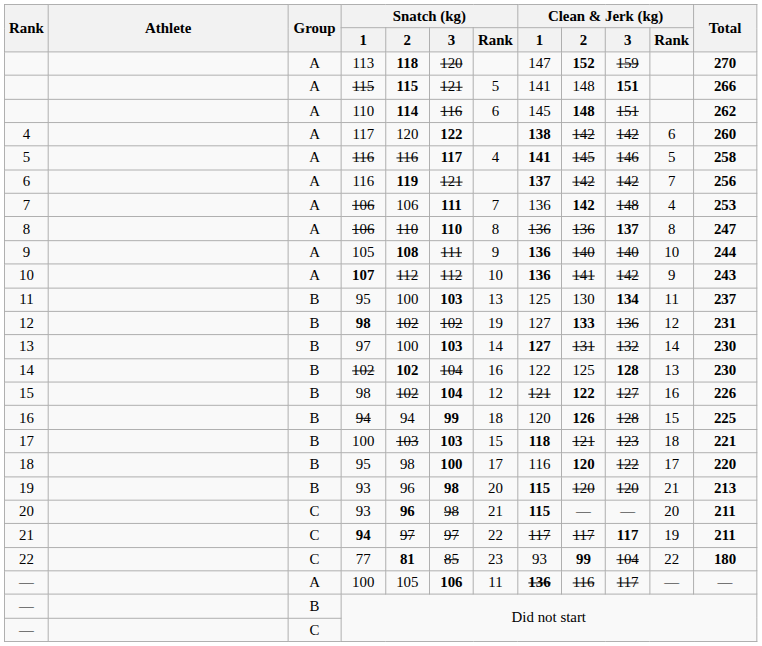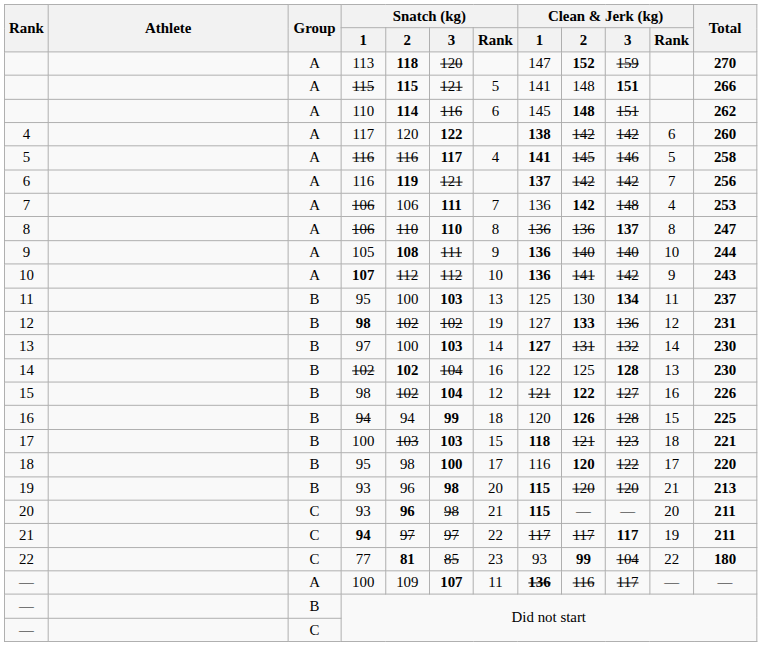(407, 582) 105 -> (407, 582) 109
(451, 582) 106 -> (451, 582) 107
